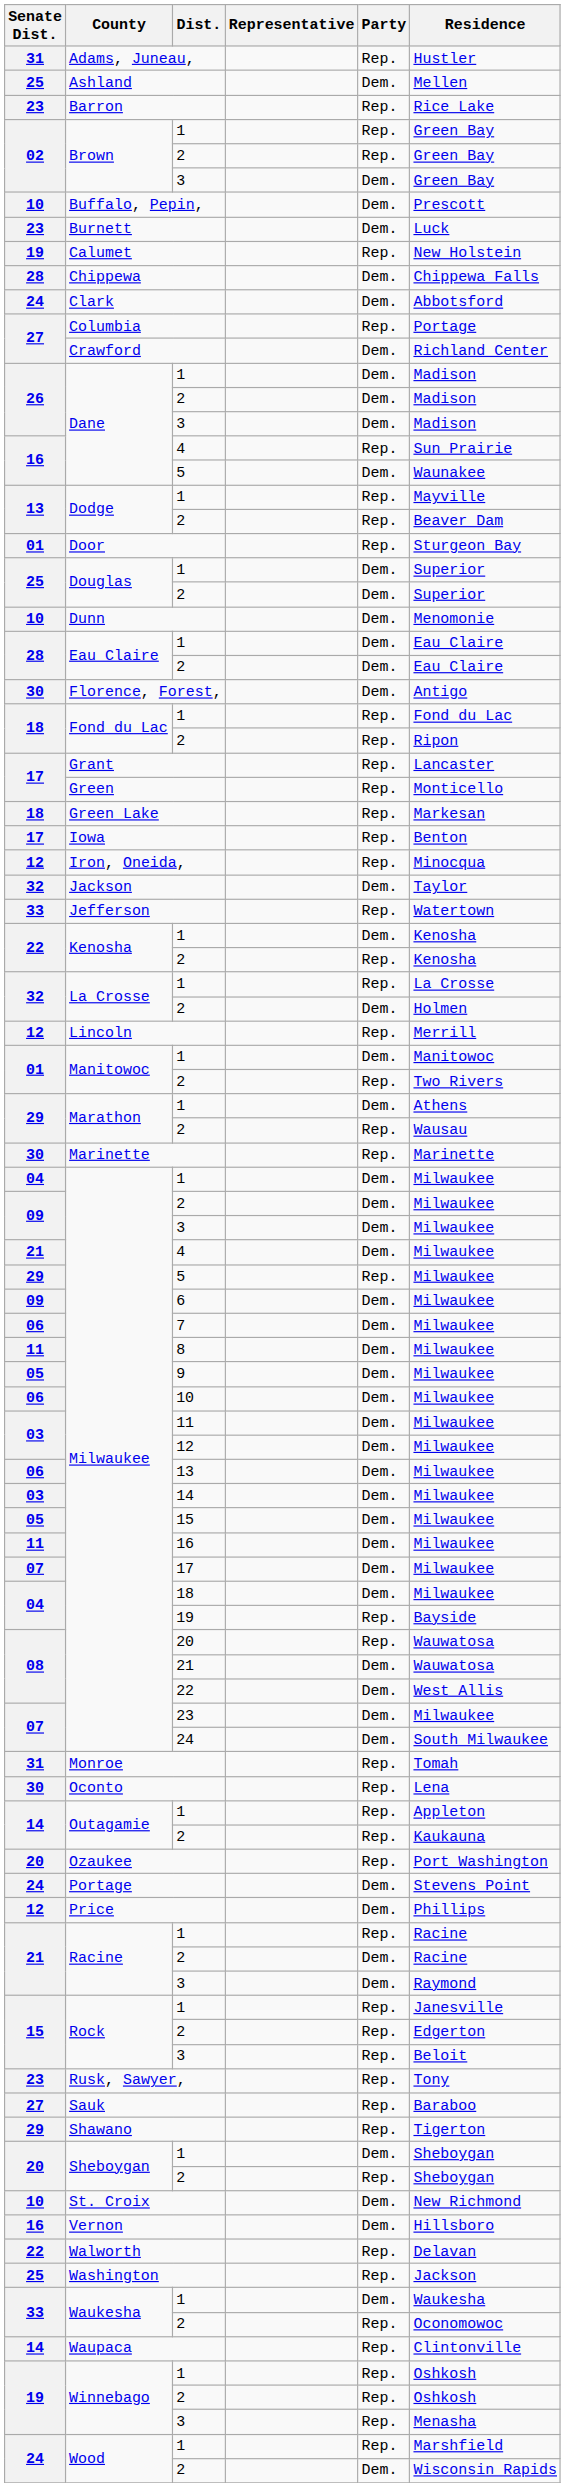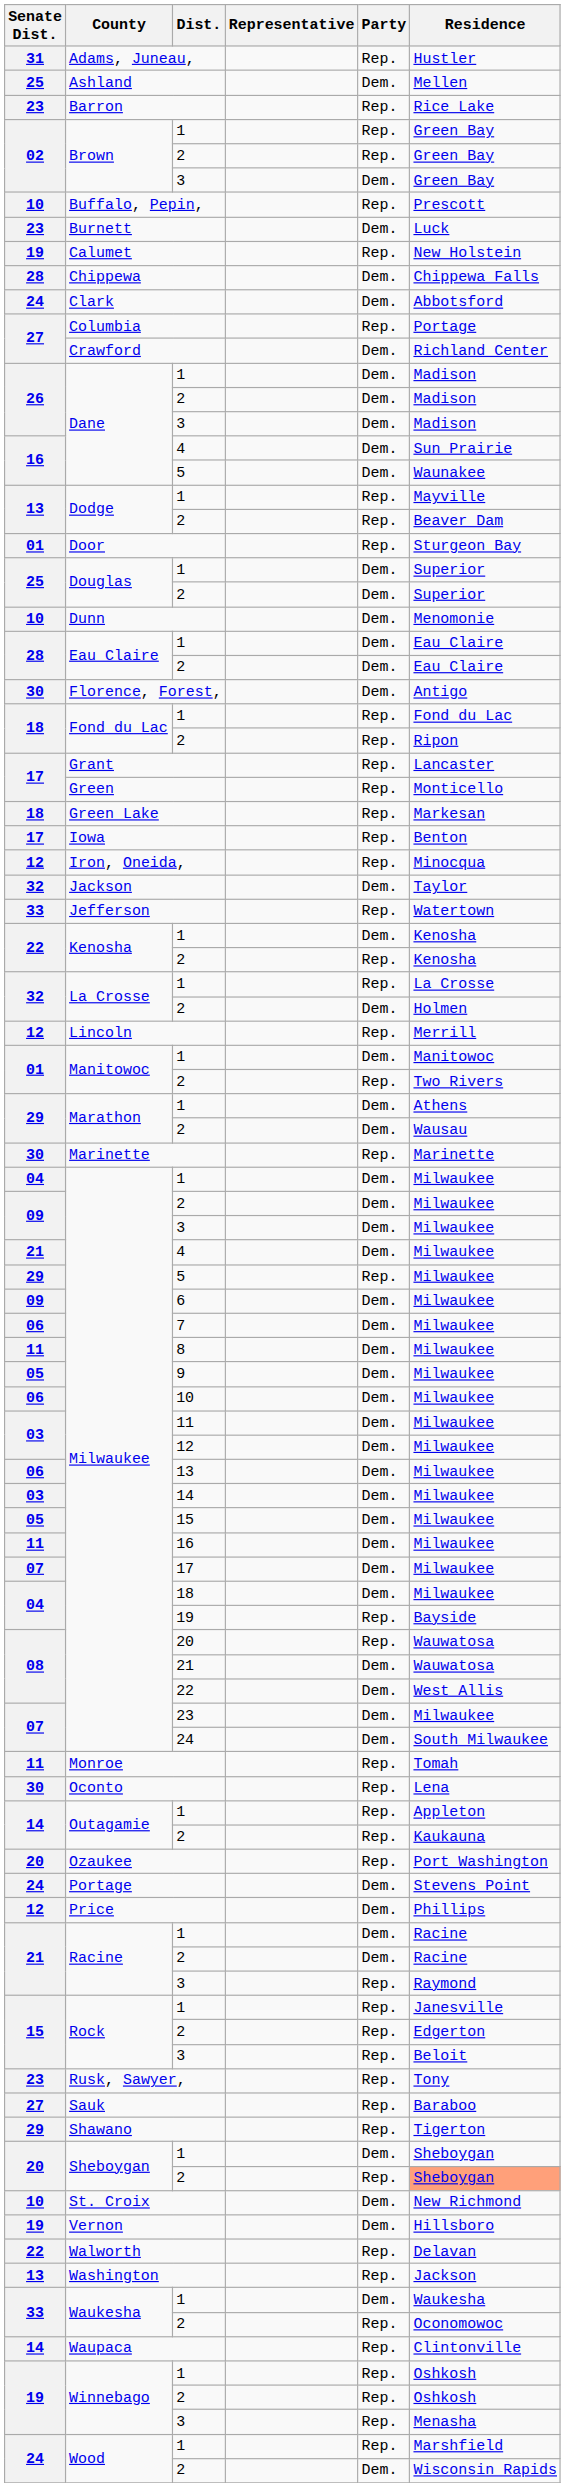(379, 205) Dem. -> (379, 205) Rep.
(379, 448) Rep. -> (379, 448) Dem.
(379, 1130) Rep. -> (379, 1130) Dem.
(35, 1764) 31 -> (35, 1764) 11
(379, 1935) Rep. -> (379, 1935) Dem.
(379, 1983) Dem. -> (379, 1983) Rep.
(454, 2178) no background -> (454, 2178) lightsalmon background
(35, 2227) 16 -> (35, 2227) 19
(35, 2276) 25 -> (35, 2276) 13
